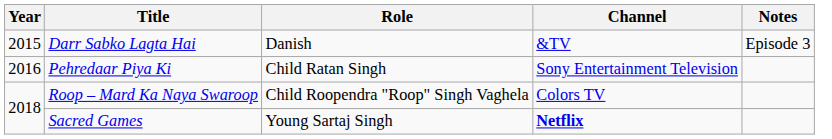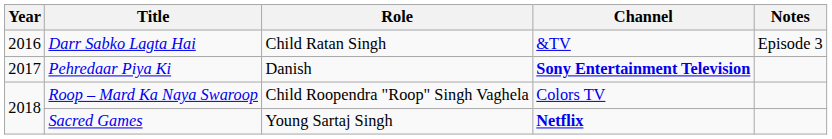(25, 43) 2015 -> (25, 43) 2016
(289, 43) Danish -> (326, 43) Child Ratan Singh
(25, 69) 2016 -> (25, 69) 2017
(326, 69) Child Ratan Singh -> (289, 69) Danish
(637, 69) normal -> (643, 69) bold
